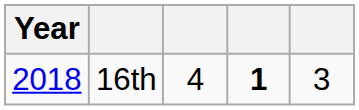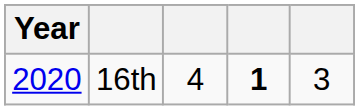(47, 78) 2018 -> (47, 78) 2020
